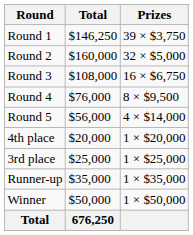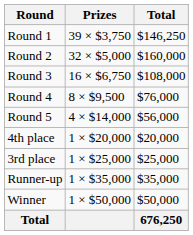columns swapped: (154, 14) <-> (93, 14)
